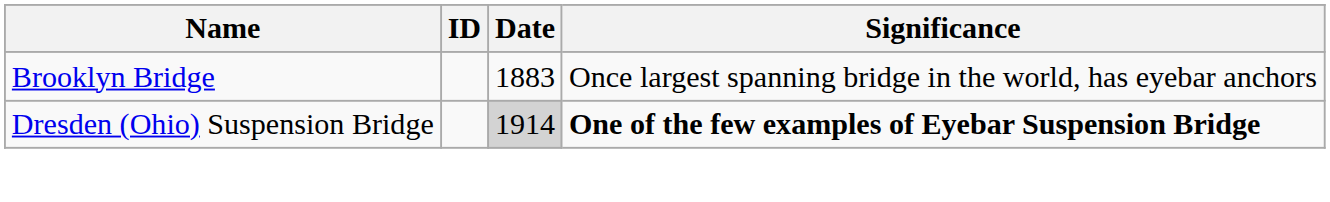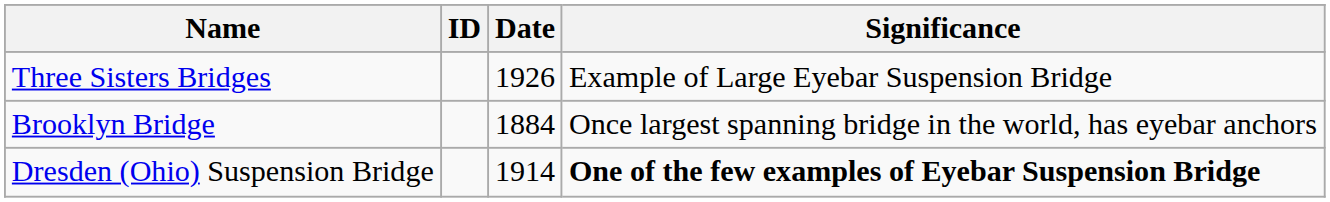+ row: (141, 76)
(525, 76) 1883 -> (525, 123) 1884
(525, 123) lightgrey background -> (525, 171) no background
